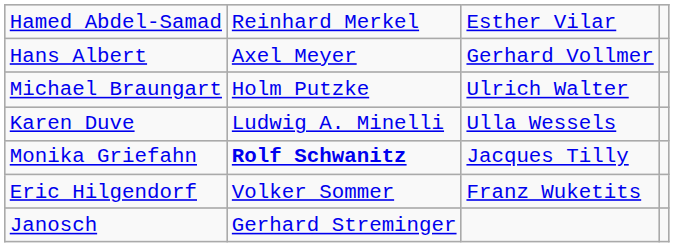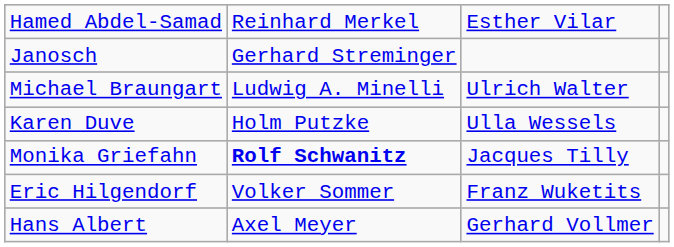rows swapped: (78, 56) <-> (53, 225)
(301, 90) Holm Putzke -> (338, 90) Ludwig A. Minelli
(338, 123) Ludwig A. Minelli -> (301, 123) Holm Putzke
